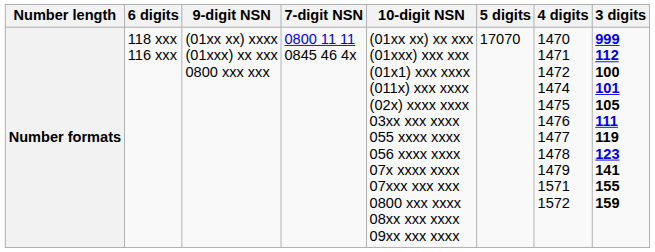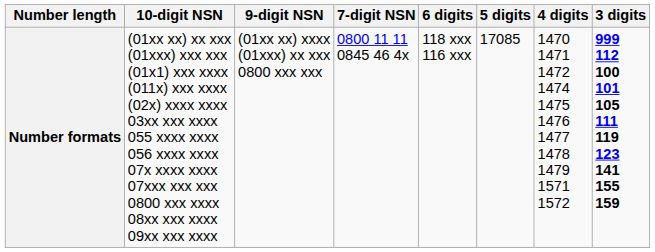columns swapped: (421, 16) <-> (153, 16)
(500, 39) 17070 -> (500, 39) 17085
